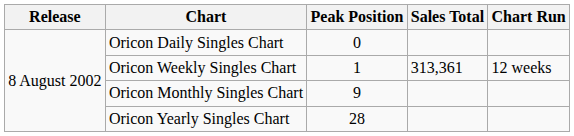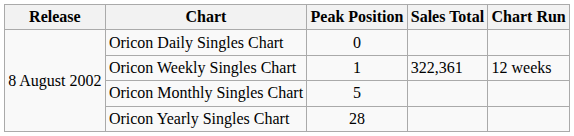(437, 67) 313,361 -> (437, 67) 322,361
(357, 93) 9 -> (357, 93) 5
